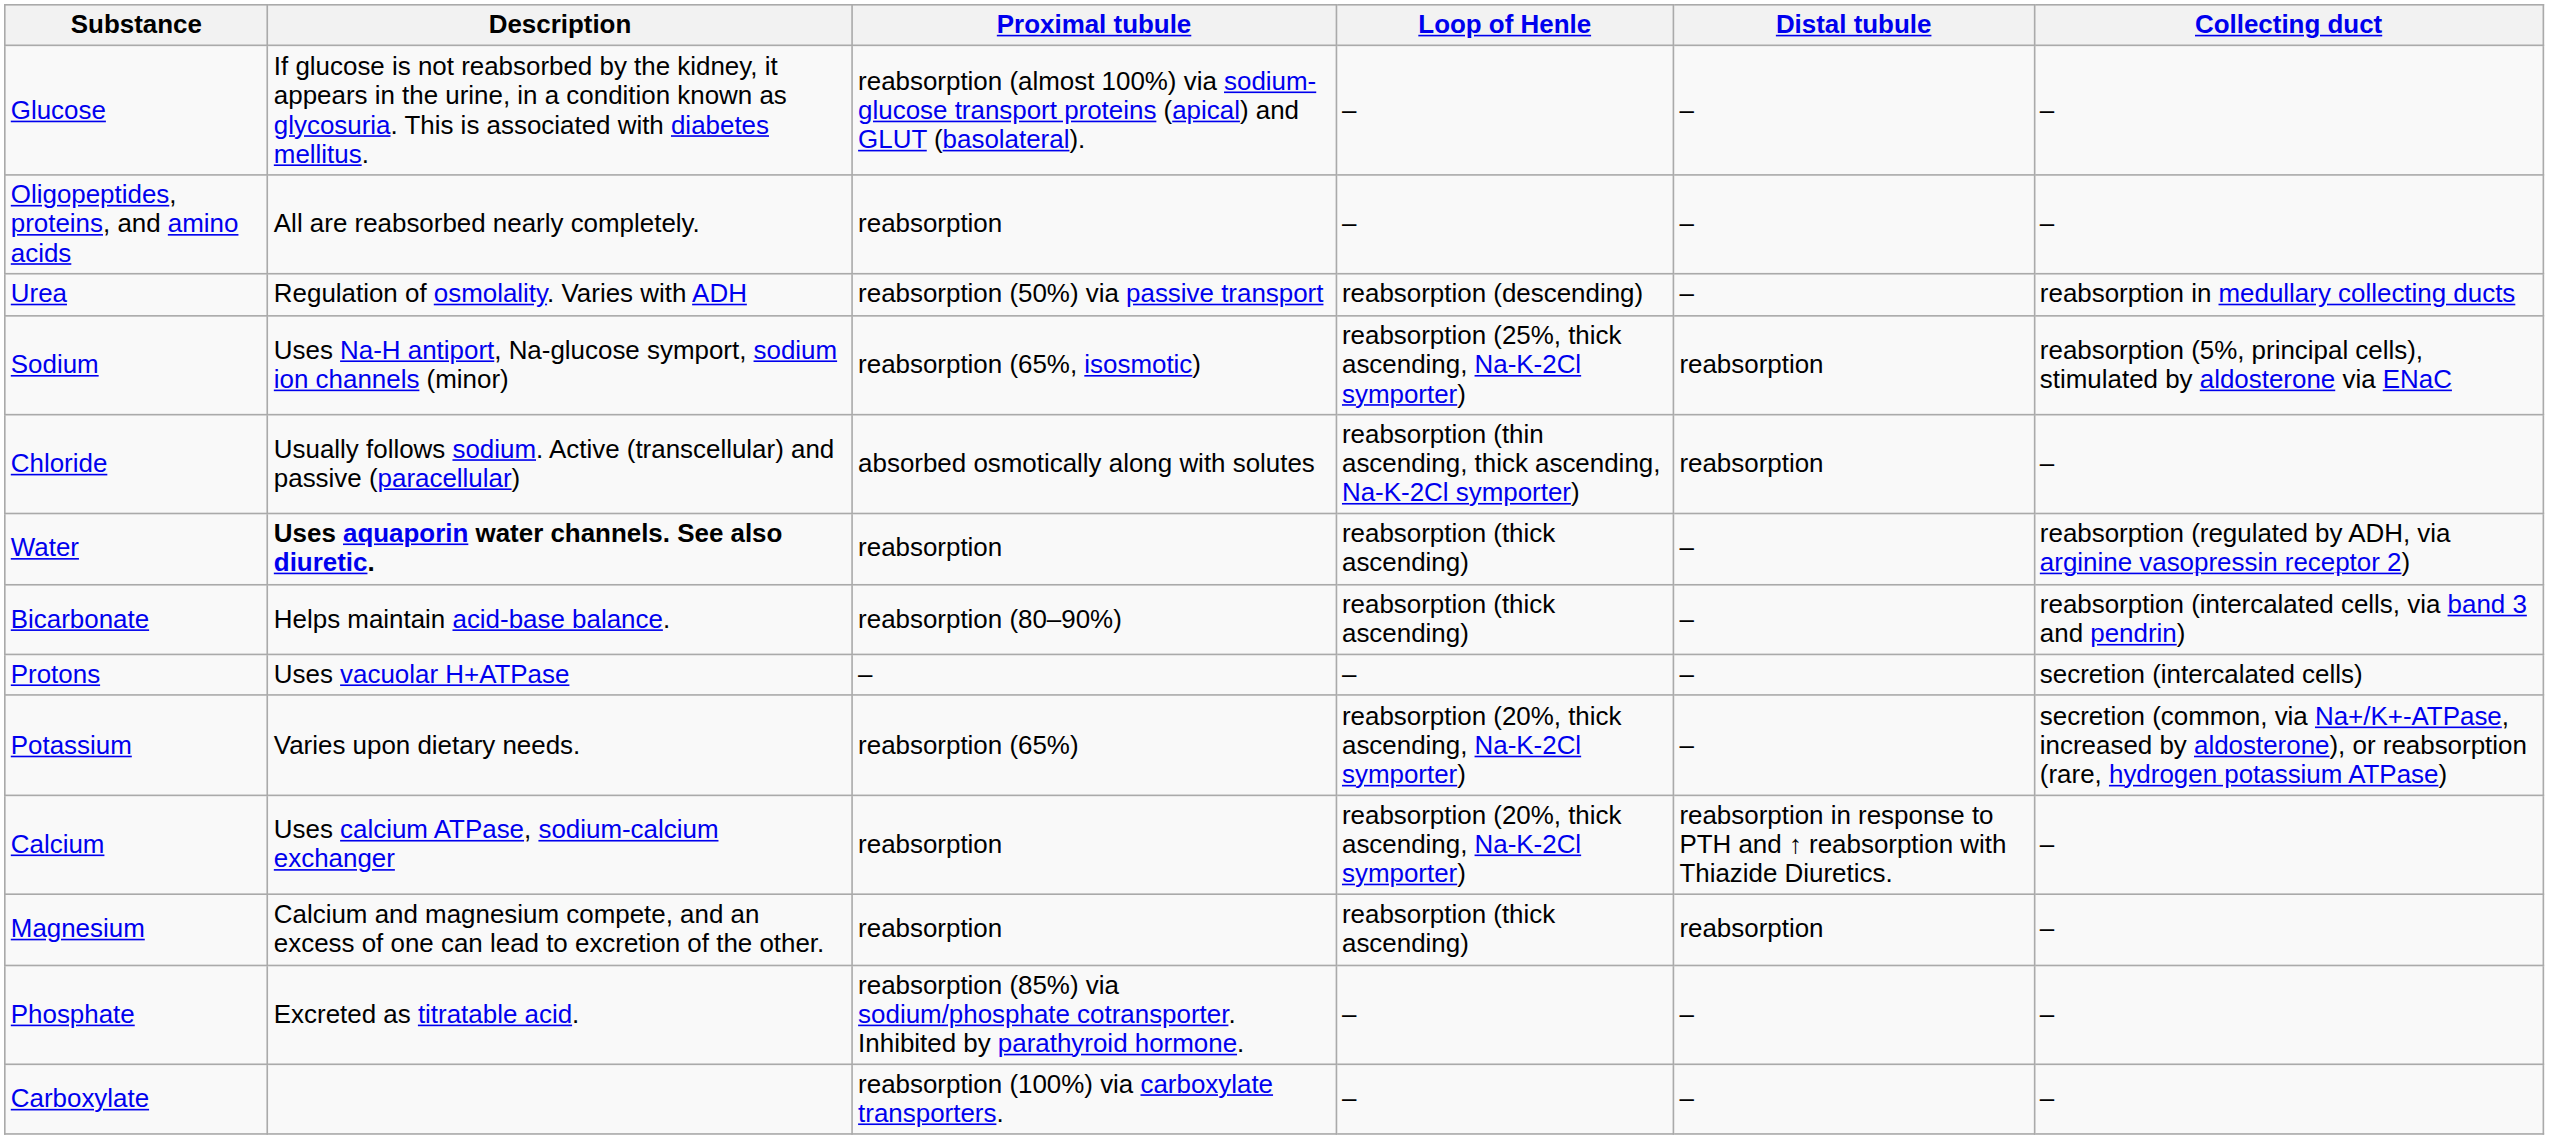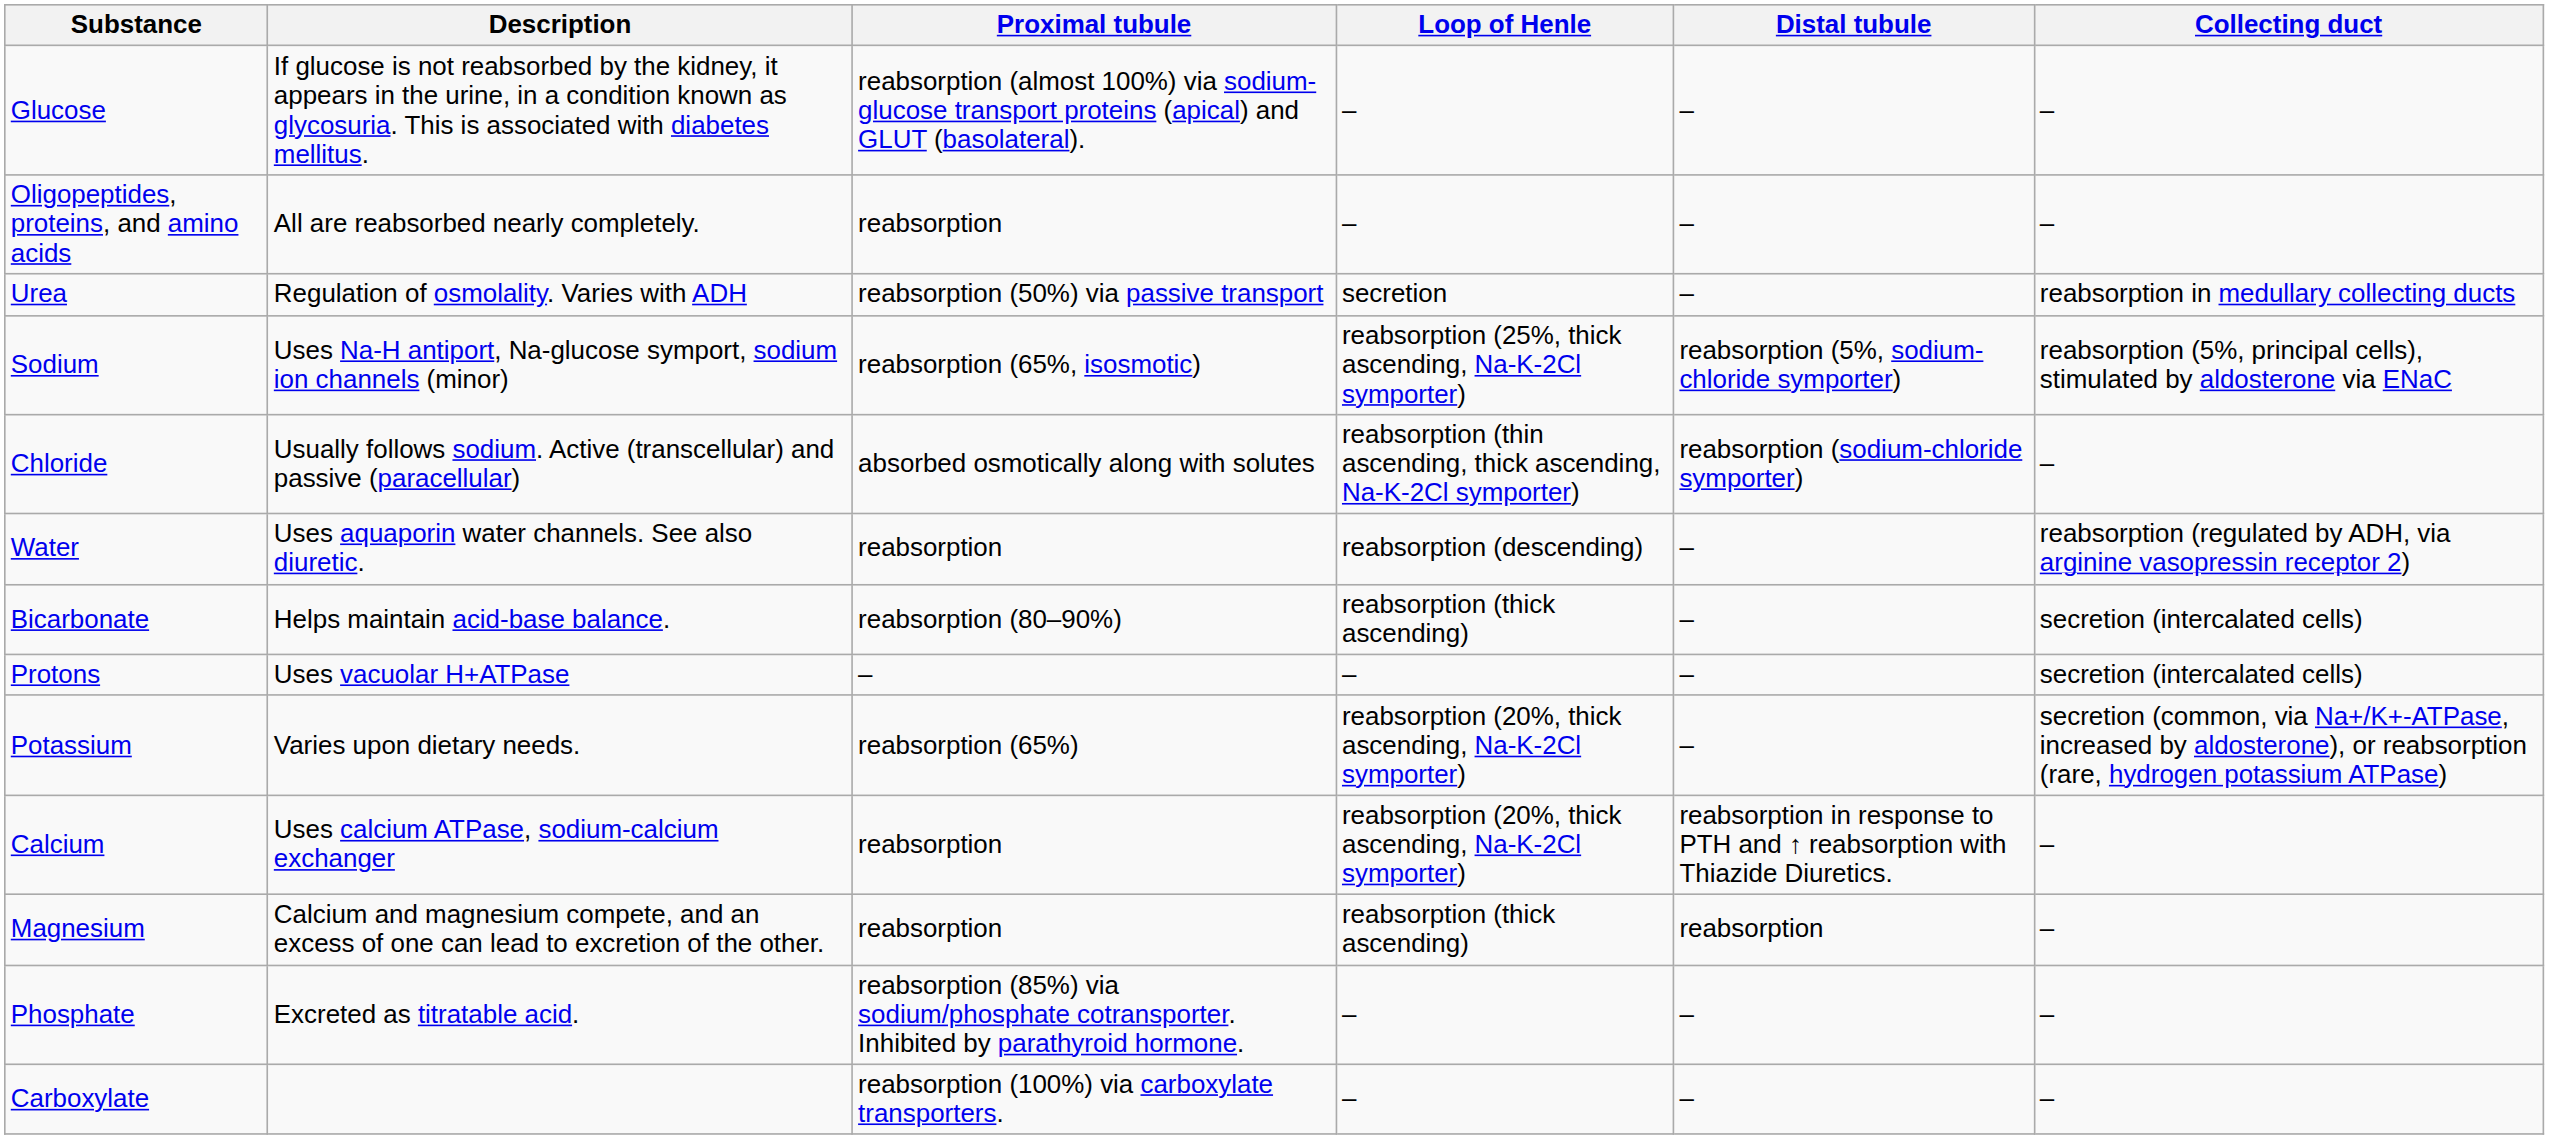(1493, 294) reabsorption (descending) -> (1395, 294) secretion
(1751, 364) reabsorption -> (1831, 364) reabsorption (5%, sodium-chloride symporter)
(1751, 463) reabsorption -> (1851, 463) reabsorption (sodium-chloride symporter)
(528, 548) bold -> (513, 548) normal
(1449, 548) reabsorption (thick ascending) -> (1493, 548) reabsorption (descending)
(2283, 618) reabsorption (intercalated cells, via band 3 and pendrin) -> (2201, 618) secretion (intercalated cells)
